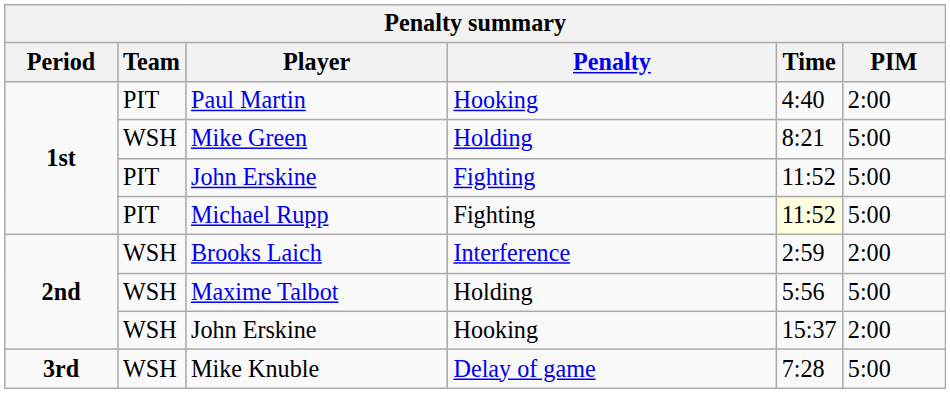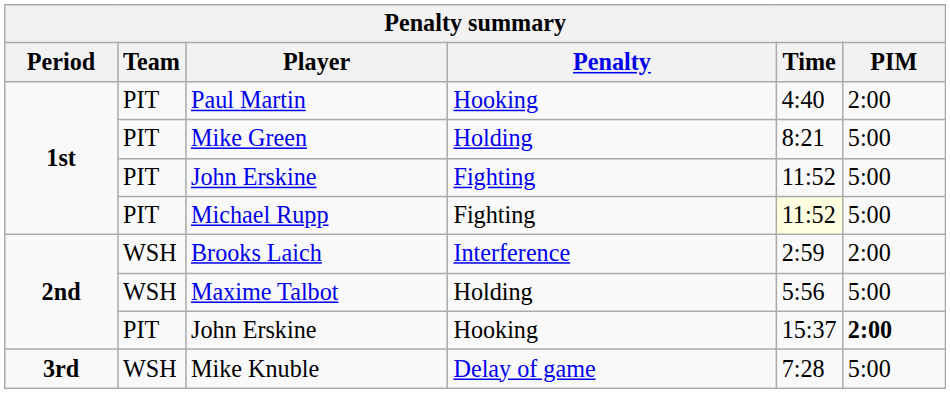(150, 138) WSH -> (141, 138) PIT
(150, 330) WSH -> (141, 330) PIT
(869, 330) normal -> (870, 330) bold
